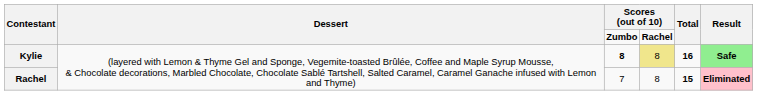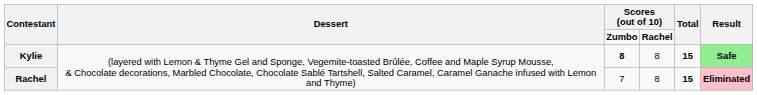(657, 56) khaki background -> (657, 56) no background
(688, 56) 16 -> (688, 56) 15
